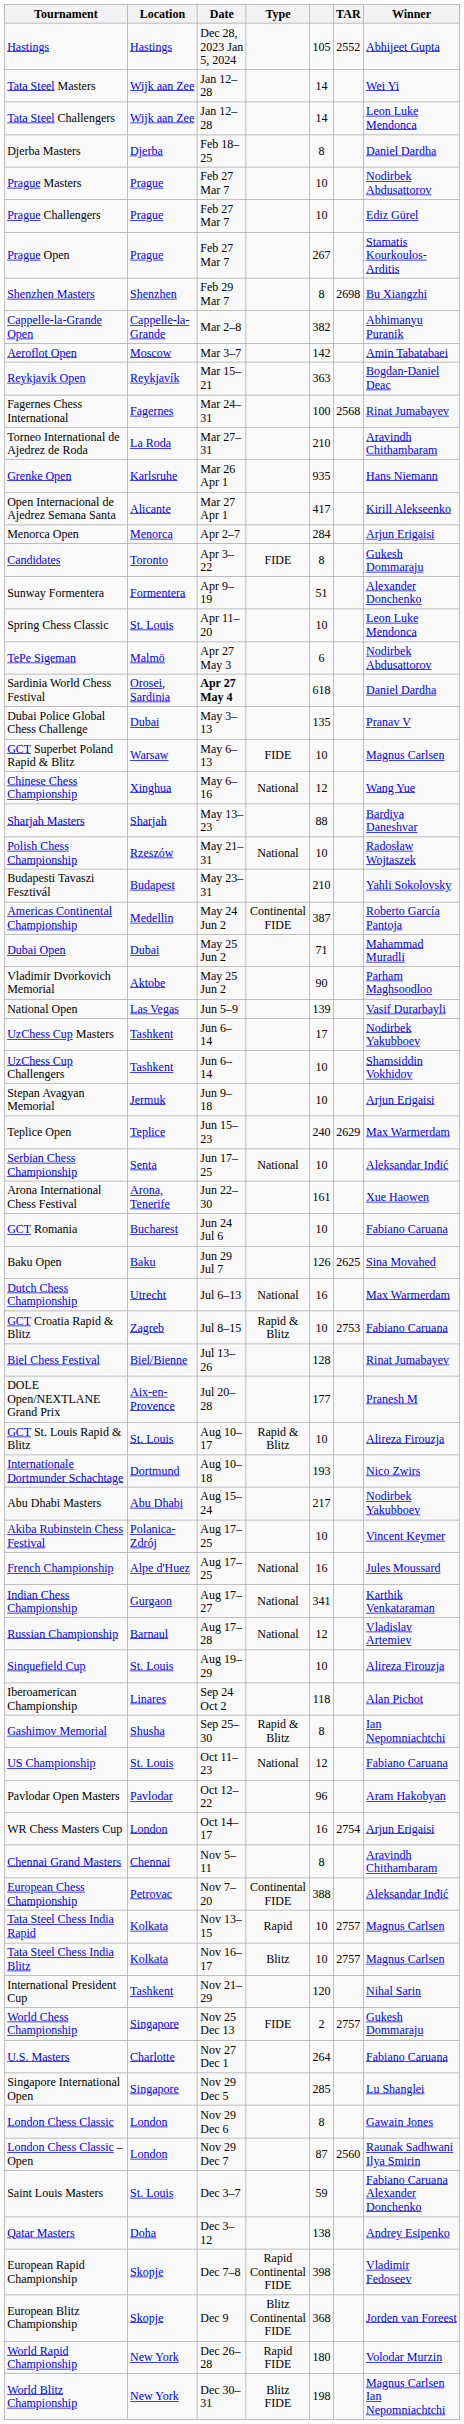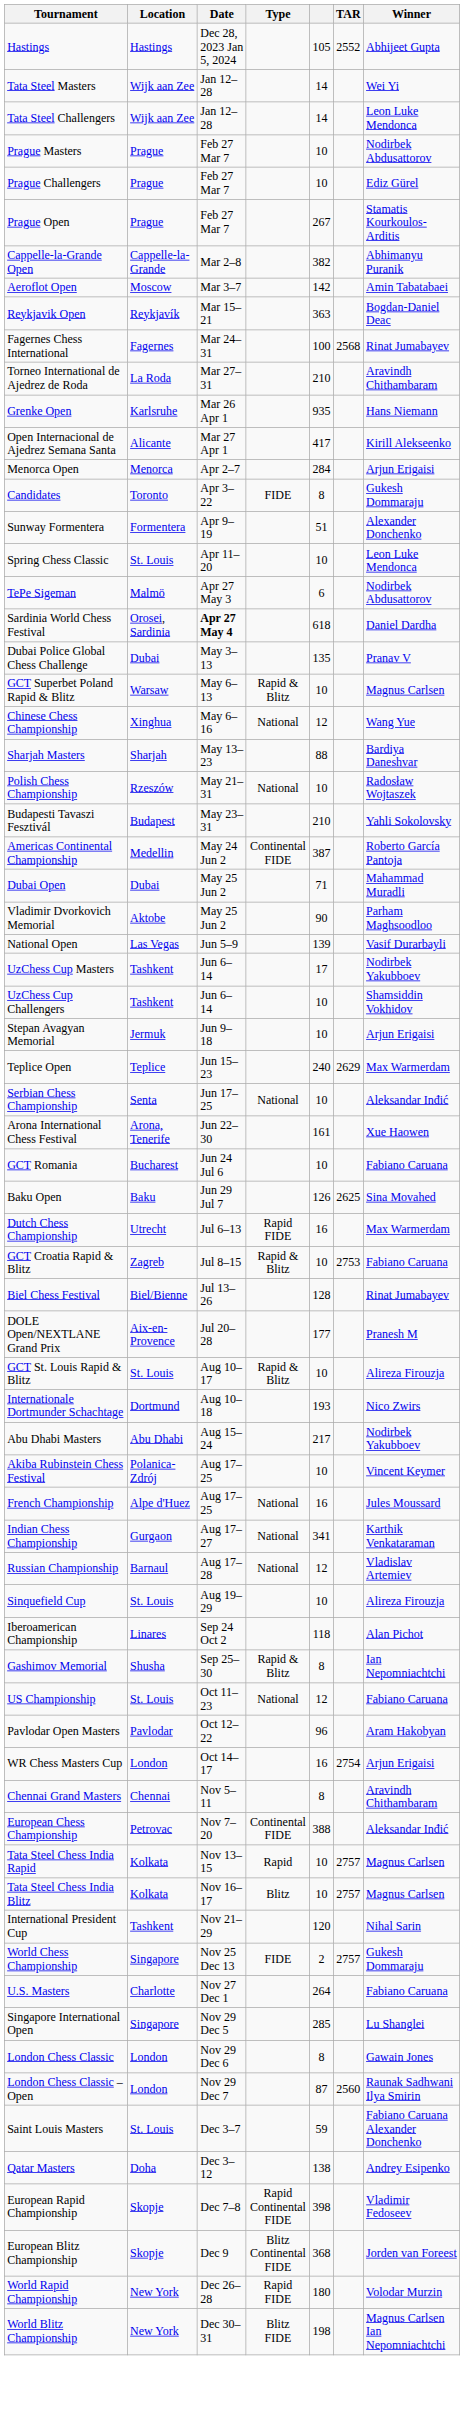- row: (44, 150)
- row: (51, 294)
(278, 755) FIDE -> (278, 690) Rapid & Blitz
(278, 1295) National -> (278, 1229) Rapid FIDE
